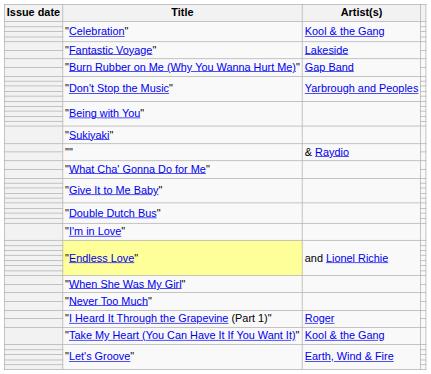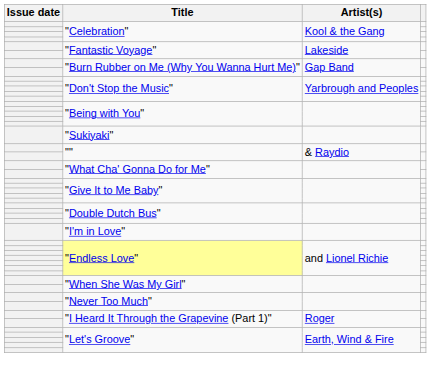- row: (182, 336)
